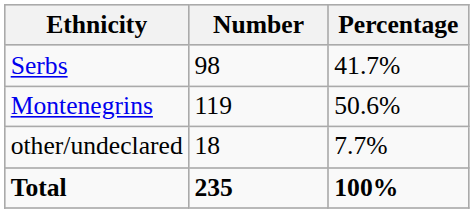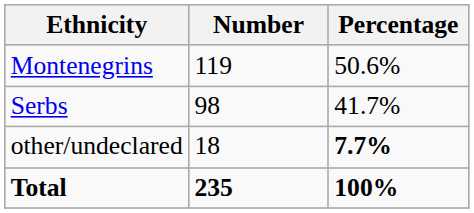rows swapped: (82, 106) <-> (39, 65)
(361, 146) normal -> (363, 146) bold
